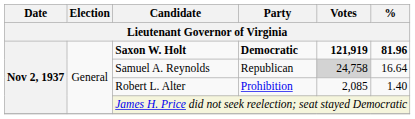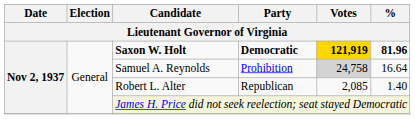(349, 50) no background -> (349, 50) gold background
(267, 68) Republican -> (267, 68) Prohibition
(267, 86) Prohibition -> (267, 86) Republican
